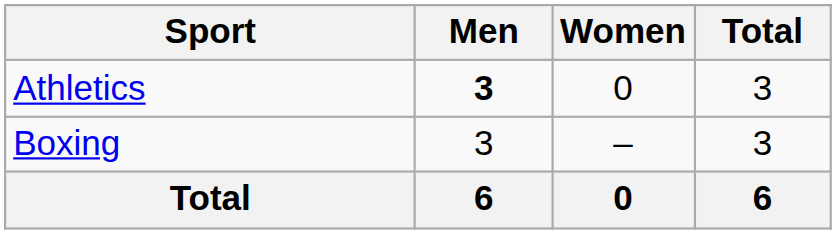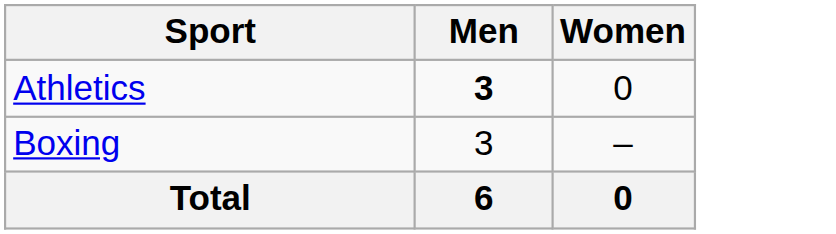- column: (762, 32)
